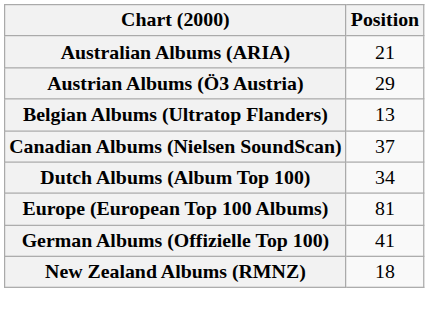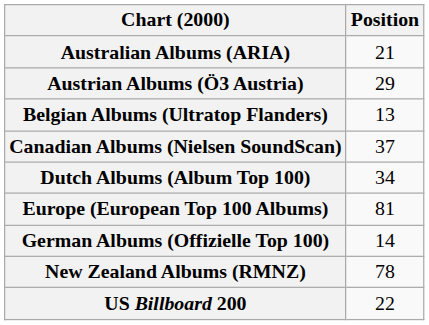(385, 240) 41 -> (385, 240) 14
(385, 271) 18 -> (385, 271) 78
+ row: (175, 303)
